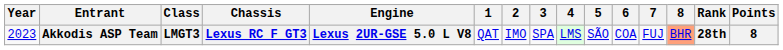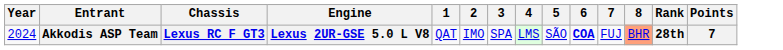- column: (182, 14)
(22, 35) 2023 -> (22, 35) 2024
(626, 35) normal -> (584, 35) bold
(754, 35) 8 -> (712, 35) 7
